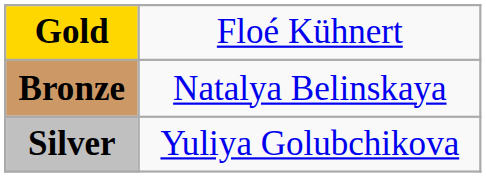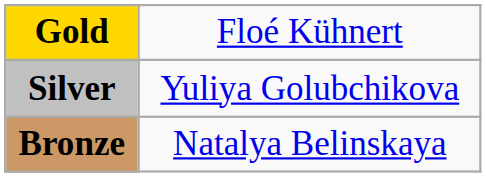rows swapped: (72, 143) <-> (72, 87)
